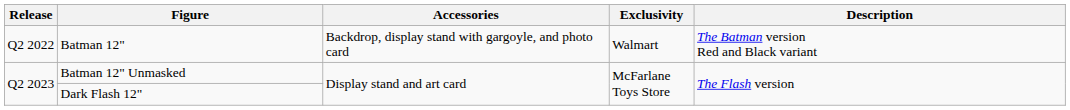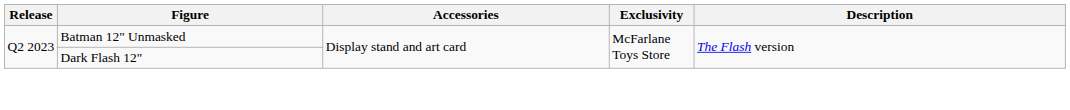- row: (93, 44)
